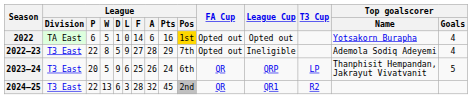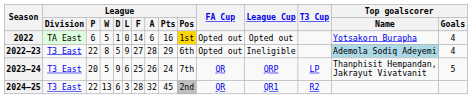(187, 51) 7th -> (187, 51) 6th
(385, 51) no background -> (385, 51) lightblue background
(187, 69) 6th -> (187, 69) 7th
